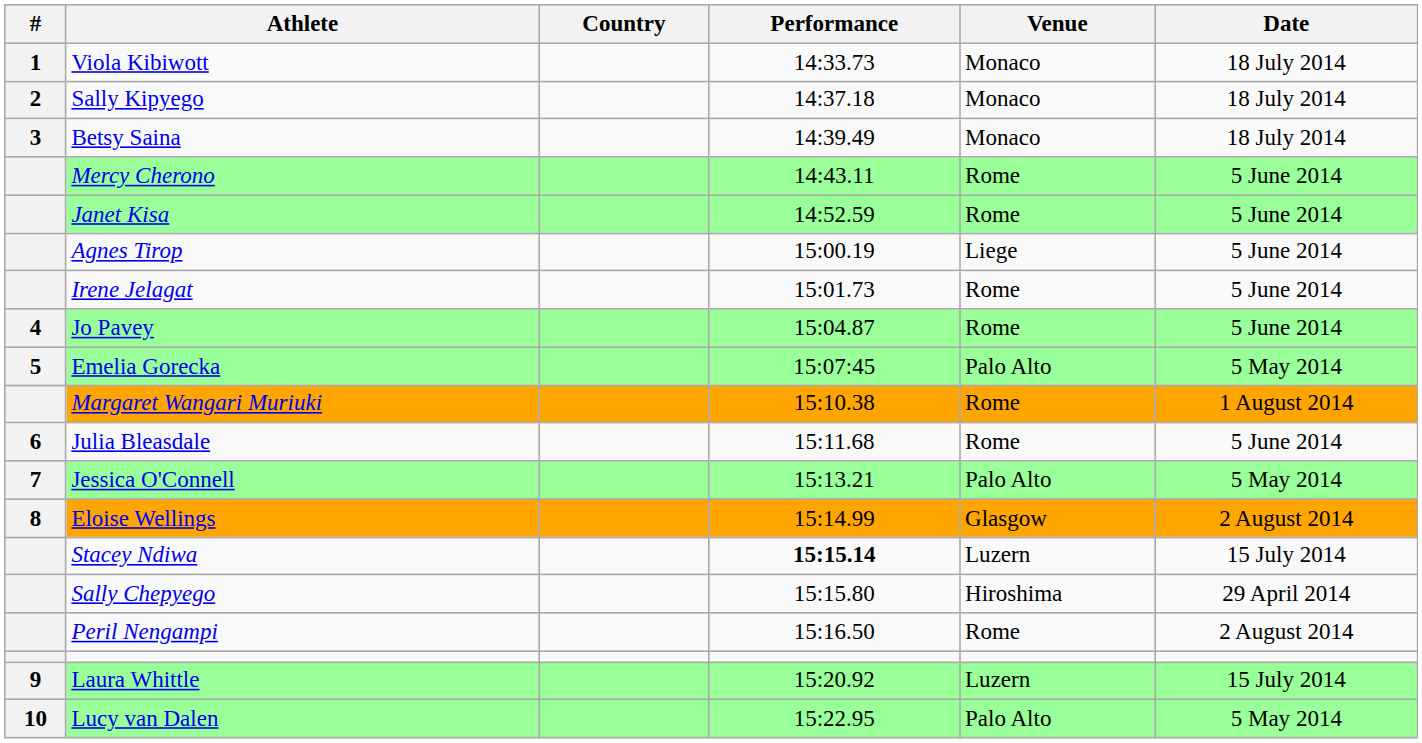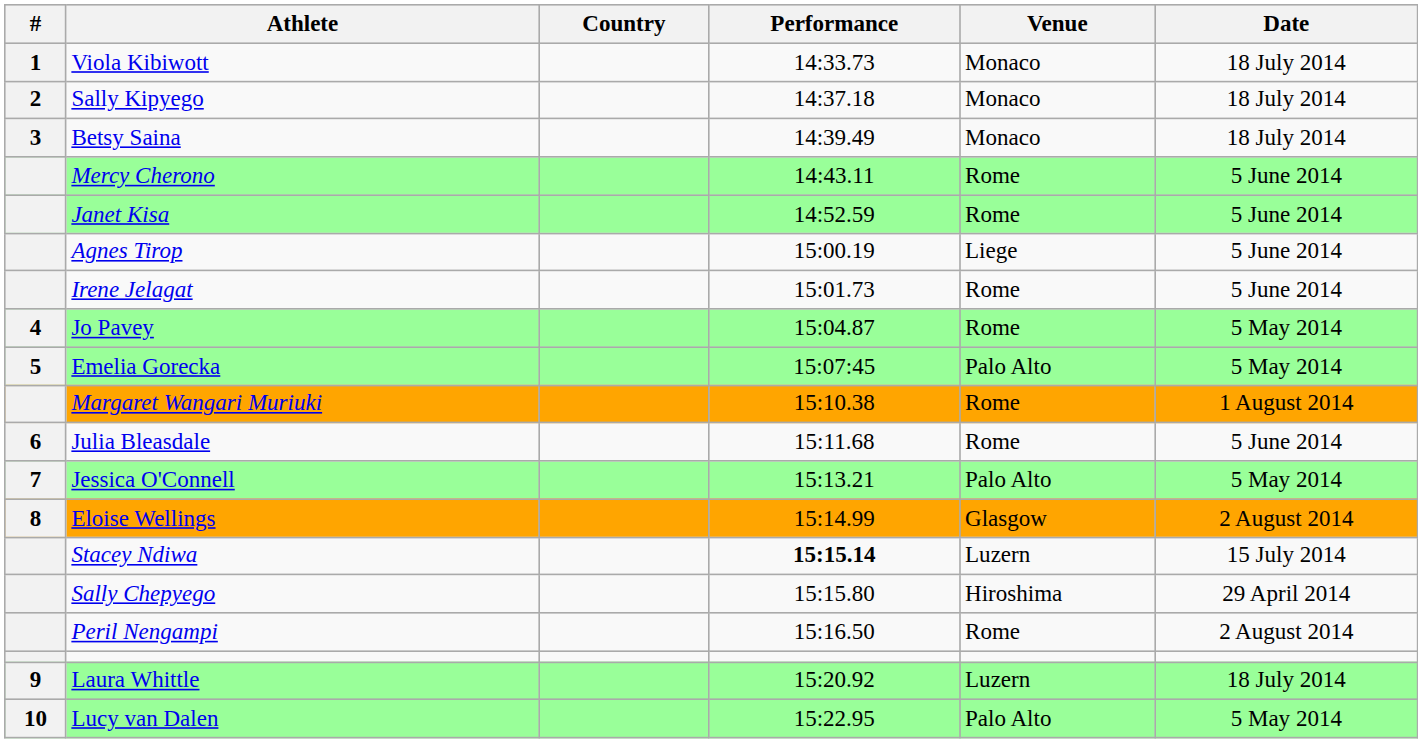(1286, 327) 5 June 2014 -> (1286, 327) 5 May 2014
(1286, 680) 15 July 2014 -> (1286, 680) 18 July 2014
